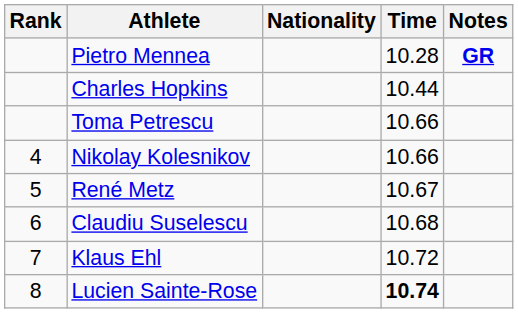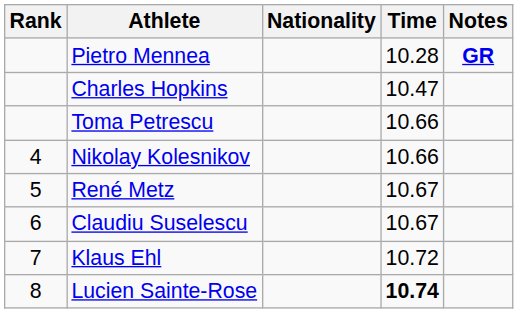(412, 88) 10.44 -> (412, 88) 10.47
(412, 223) 10.68 -> (412, 223) 10.67
